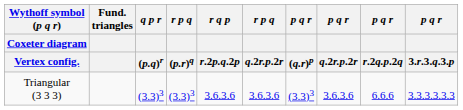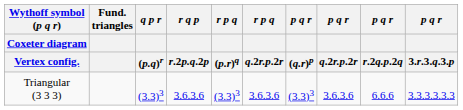columns swapped: (220, 62) <-> (182, 62)
